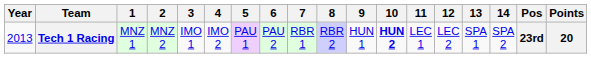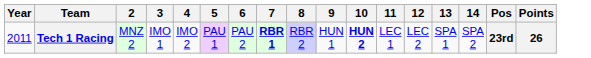- column: (132, 13)
(20, 37) 2013 -> (19, 37) 2011
(302, 37) normal -> (272, 37) bold
(567, 37) 20 -> (536, 37) 26
